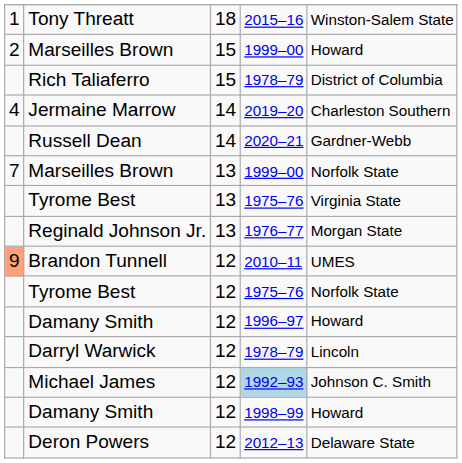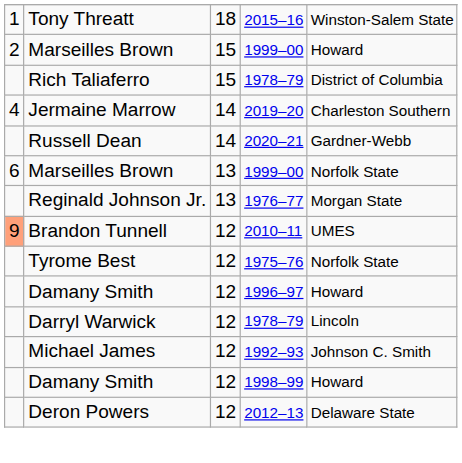(14, 170) 7 -> (14, 170) 6
- row: (82, 200)
(274, 382) lightblue background -> (274, 352) no background
